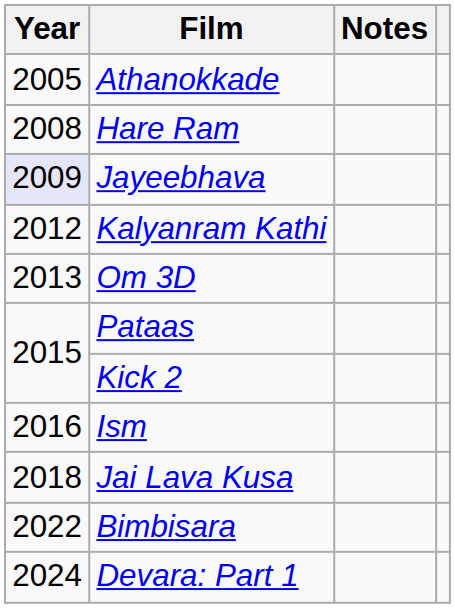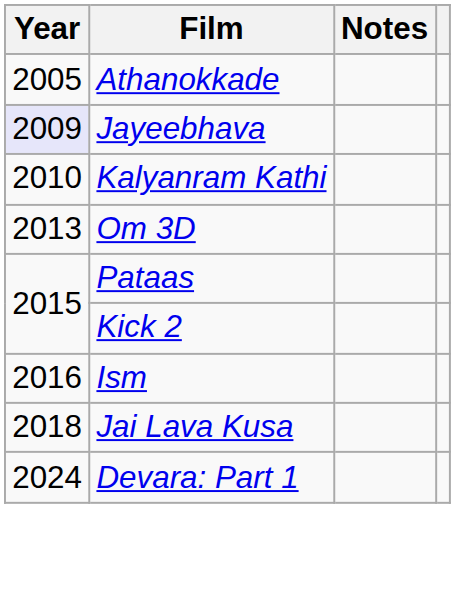- row: (168, 128)
(47, 228) 2012 -> (47, 178) 2010
- row: (166, 526)
